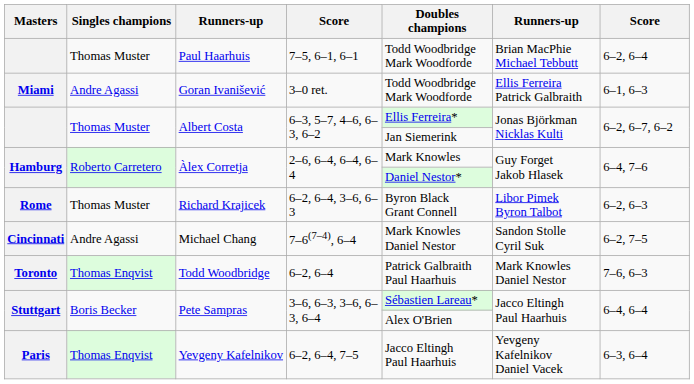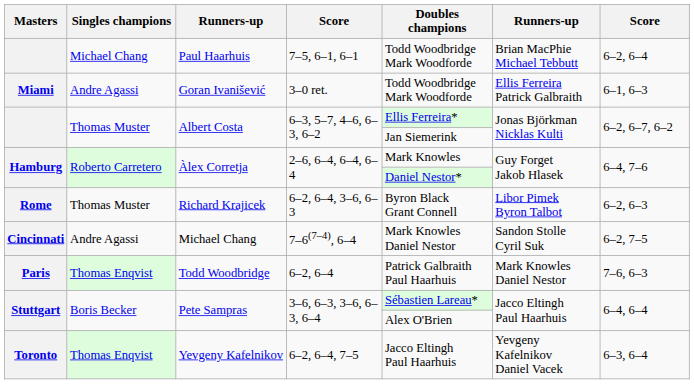(110, 55) Thomas Muster -> (109, 55) Michael Chang
(36, 273) Toronto -> (36, 273) Paris
(36, 354) Paris -> (36, 354) Toronto
